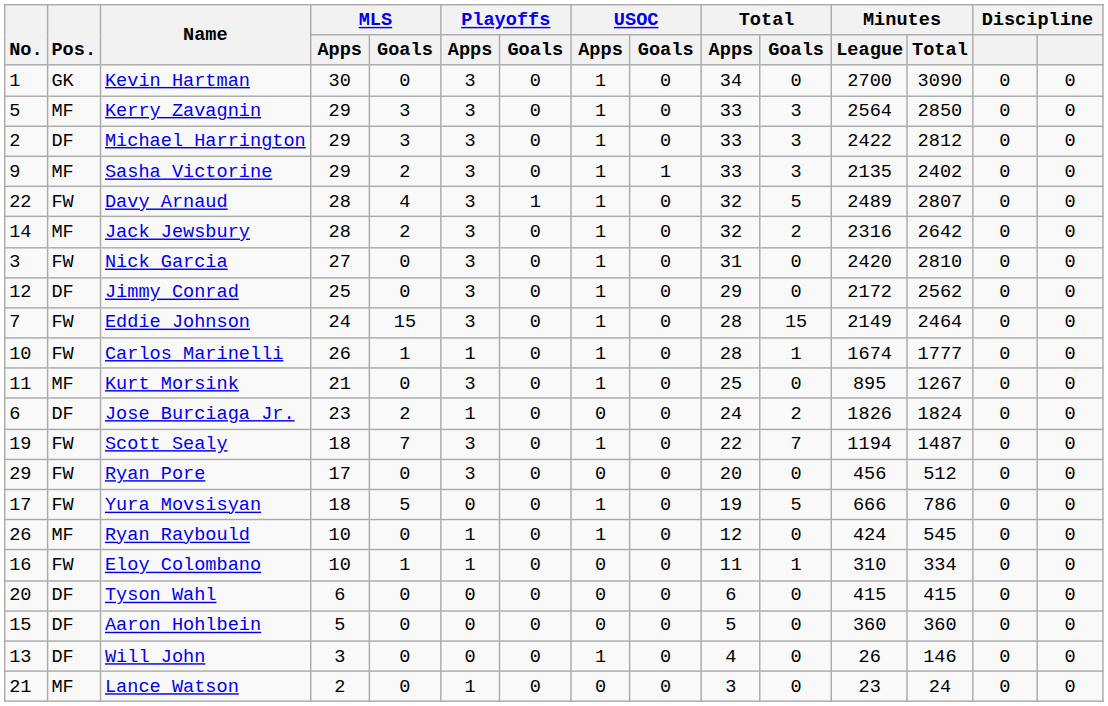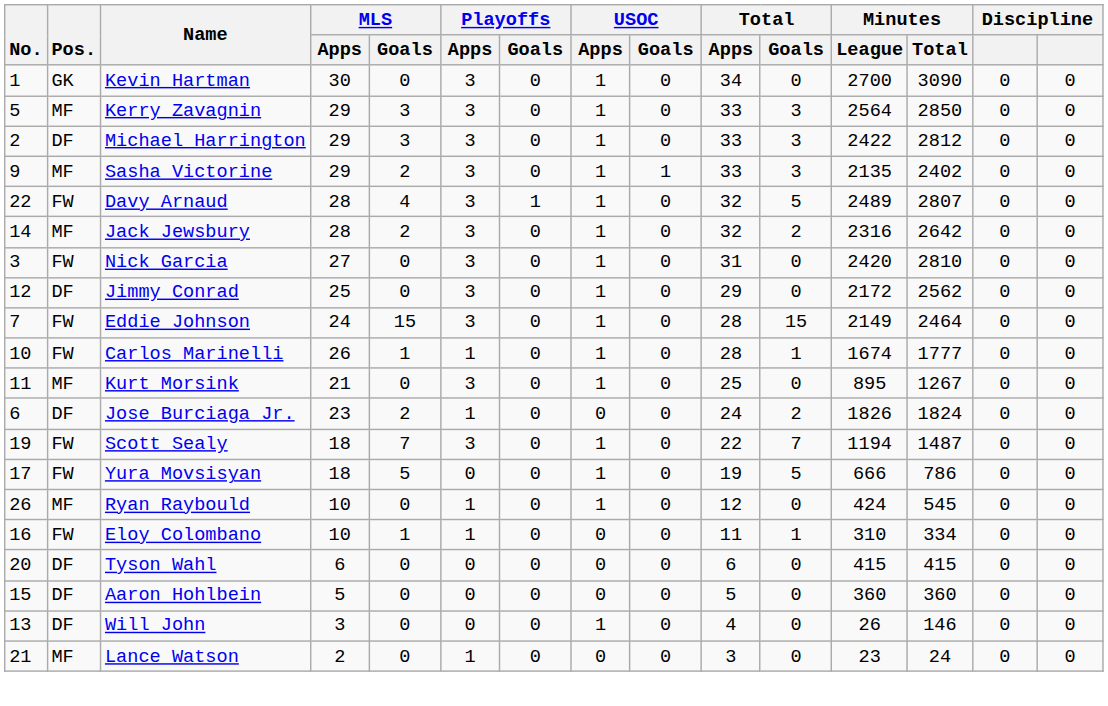- row: (155, 474)
